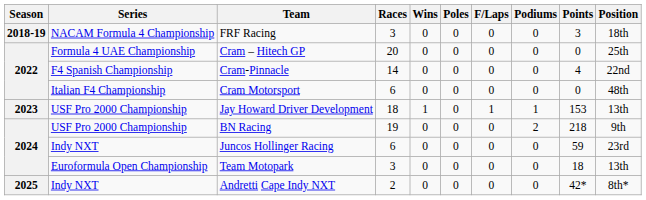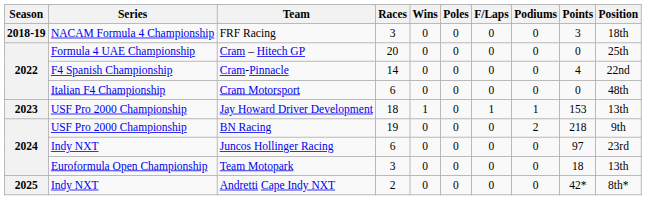(578, 147) 59 -> (578, 147) 97
